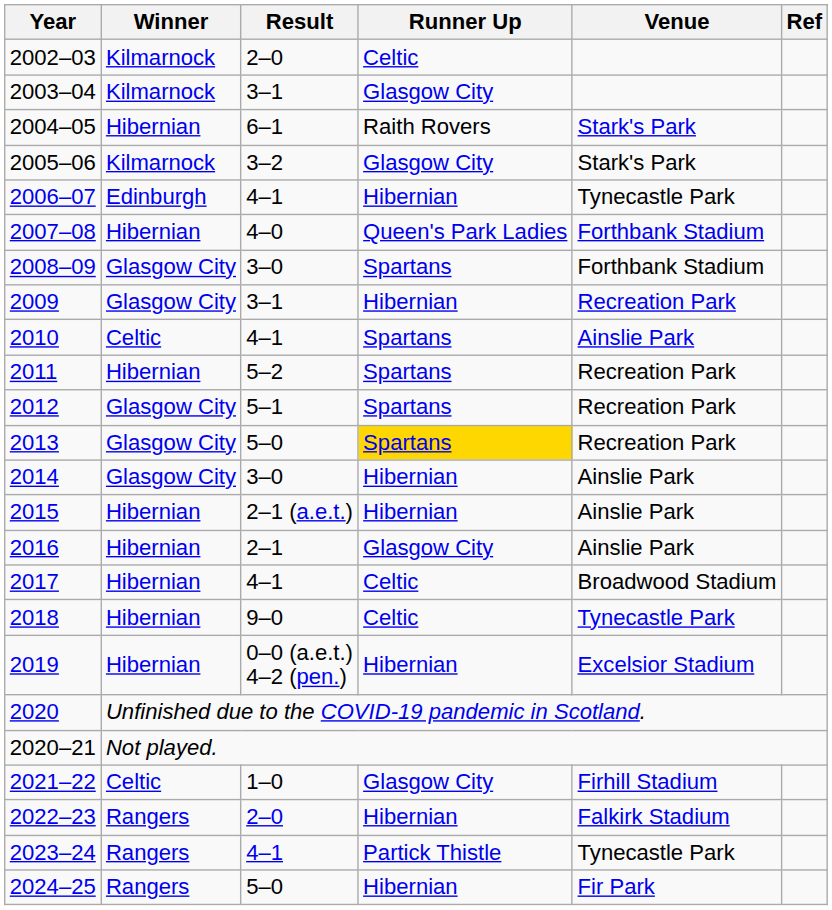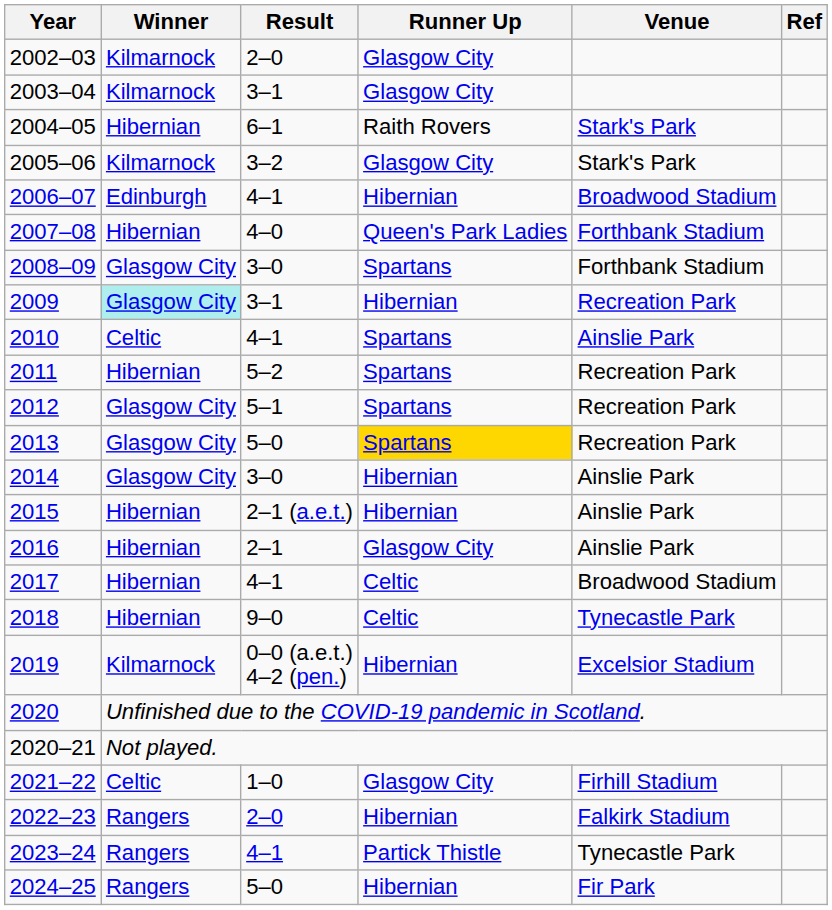(391, 57) Celtic -> (428, 57) Glasgow City
(656, 197) Tynecastle Park -> (677, 197) Broadwood Stadium
(171, 302) no background -> (171, 302) paleturquoise background
(153, 664) Hibernian -> (161, 664) Kilmarnock
